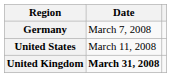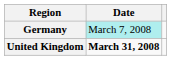(120, 30) no background -> (120, 30) paleturquoise background
- row: (45, 47)
